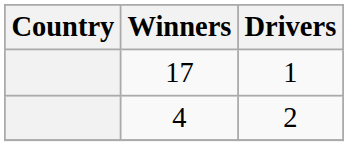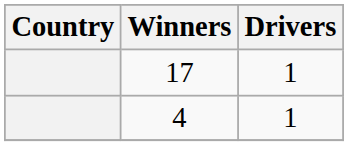(290, 117) 2 -> (290, 117) 1
